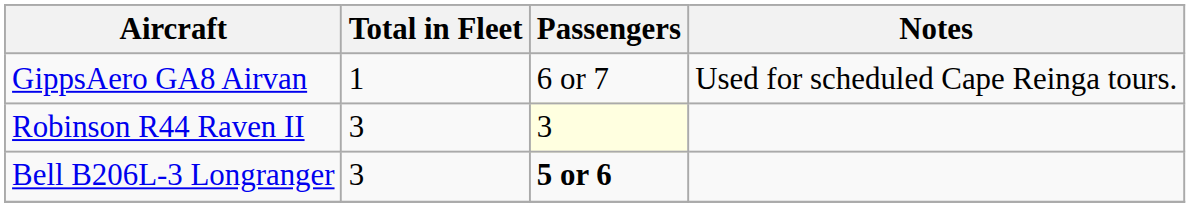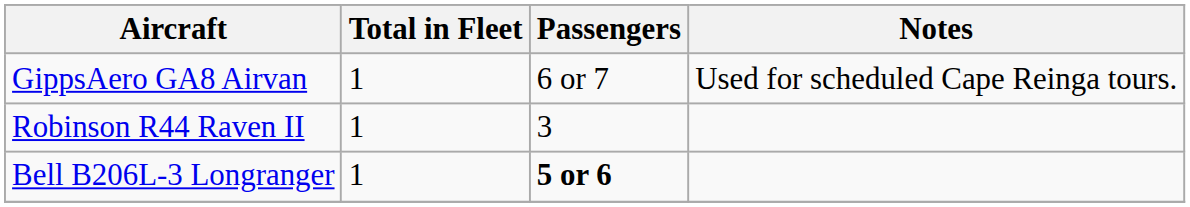(356, 126) 3 -> (356, 126) 1
(545, 126) lightyellow background -> (545, 126) no background
(356, 175) 3 -> (356, 175) 1
